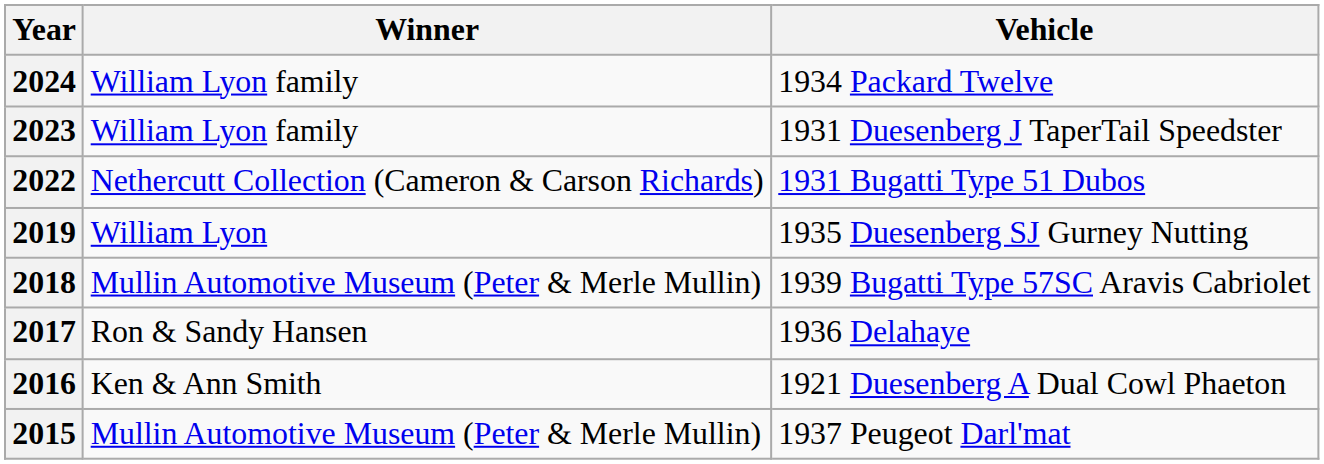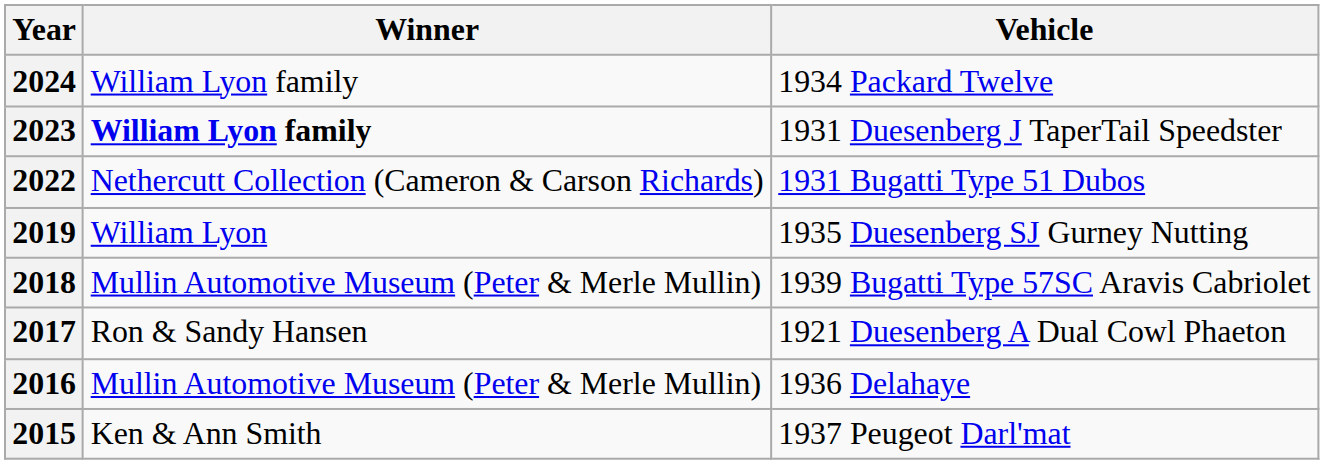(224, 130) normal -> (231, 130) bold
(874, 332) 1936 Delahaye -> (1032, 332) 1921 Duesenberg A Dual Cowl Phaeton
(206, 383) Ken & Ann Smith -> (426, 383) Mullin Automotive Museum (Peter & Merle Mullin)
(1032, 383) 1921 Duesenberg A Dual Cowl Phaeton -> (874, 383) 1936 Delahaye
(426, 433) Mullin Automotive Museum (Peter & Merle Mullin) -> (206, 433) Ken & Ann Smith
